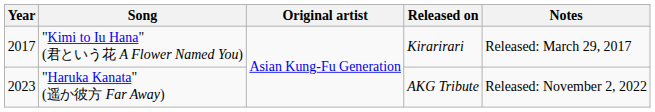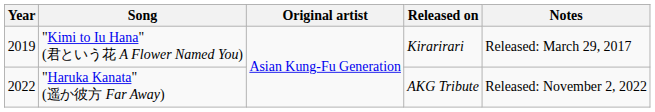(22, 46) 2017 -> (22, 46) 2019
(22, 87) 2023 -> (22, 87) 2022
